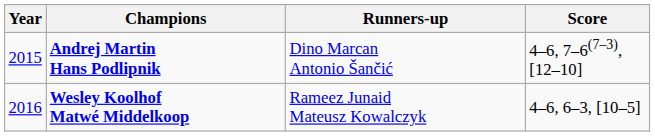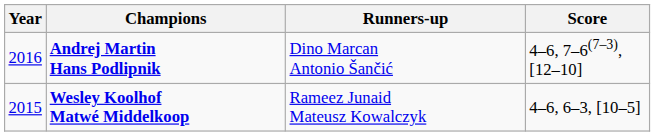(25, 58) 2015 -> (25, 58) 2016
(25, 107) 2016 -> (25, 107) 2015
